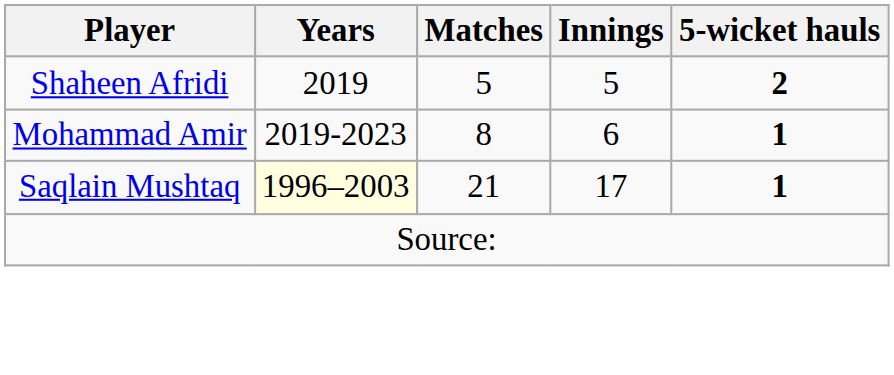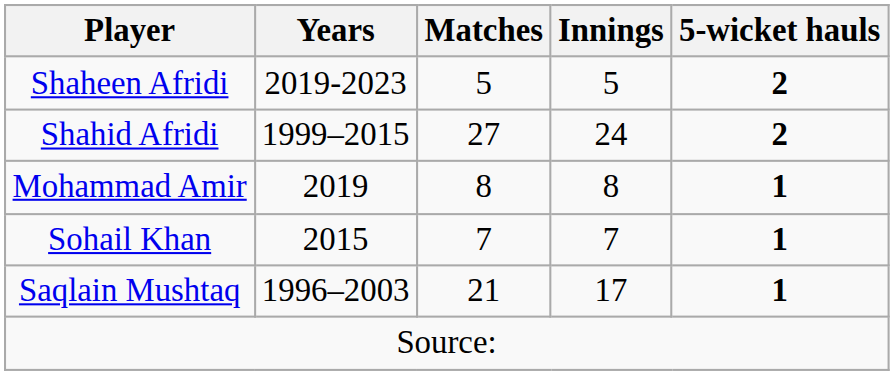(336, 82) 2019 -> (336, 82) 2019-2023
+ row: (130, 134)
(336, 134) 2019-2023 -> (336, 186) 2019
(611, 134) 6 -> (611, 186) 8
+ row: (130, 238)
(336, 186) lightyellow background -> (336, 290) no background
